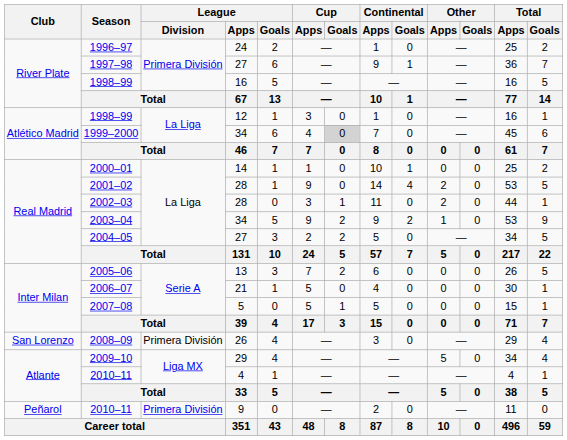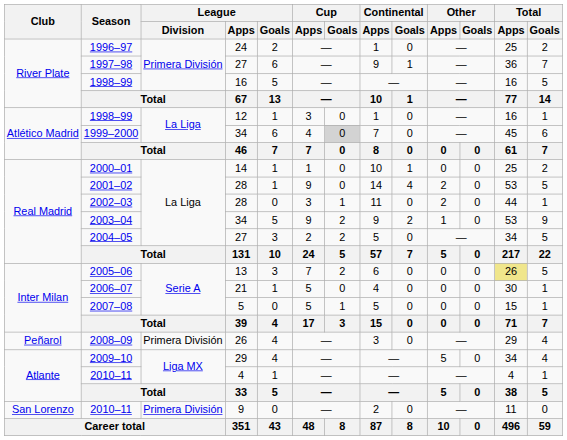(511, 271) no background -> (511, 271) khaki background
(43, 340) San Lorenzo -> (43, 340) Peñarol
(43, 409) Peñarol -> (43, 409) San Lorenzo
